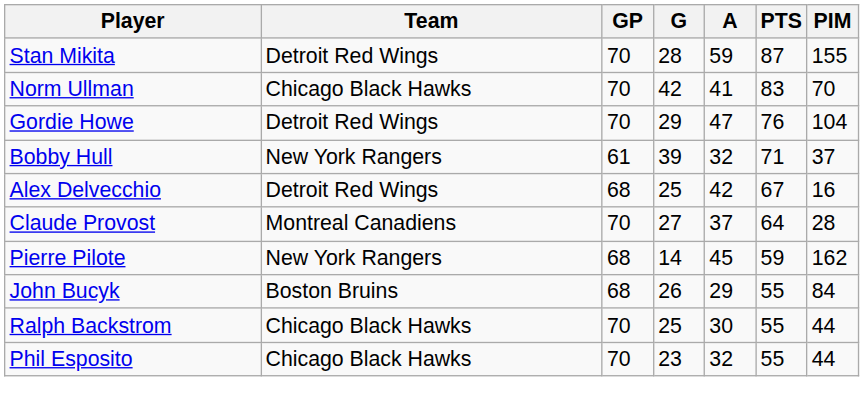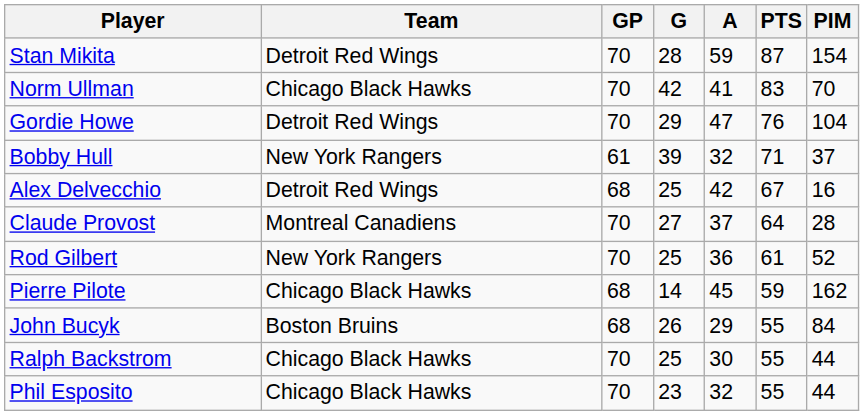(830, 55) 155 -> (830, 55) 154
+ row: (63, 257)
(354, 257) New York Rangers -> (368, 291) Chicago Black Hawks
